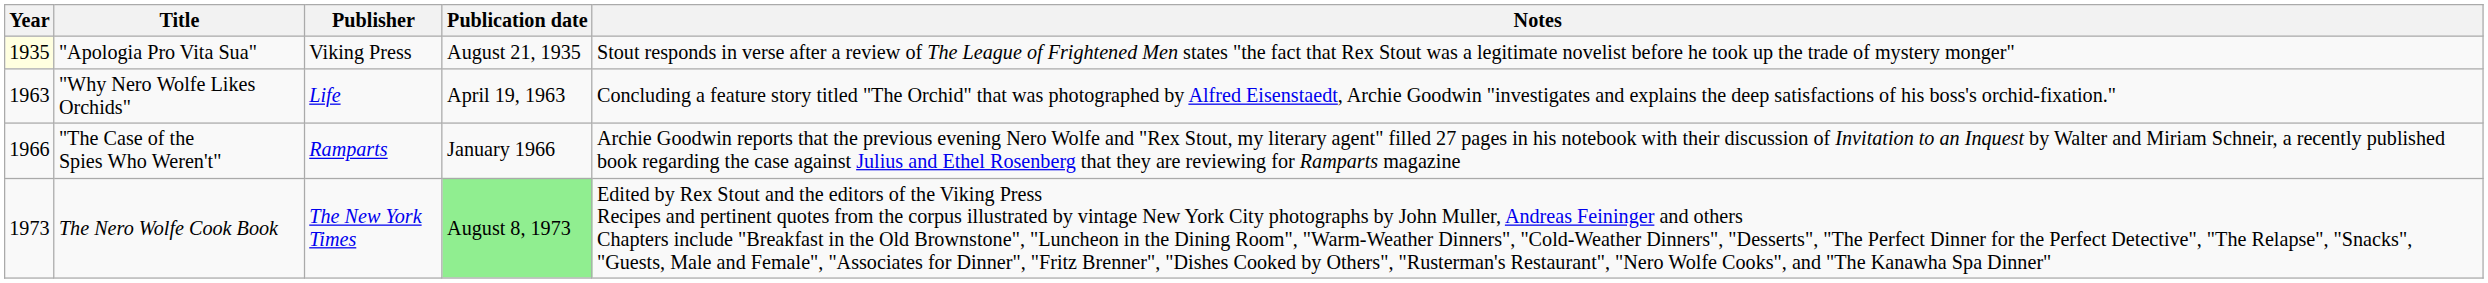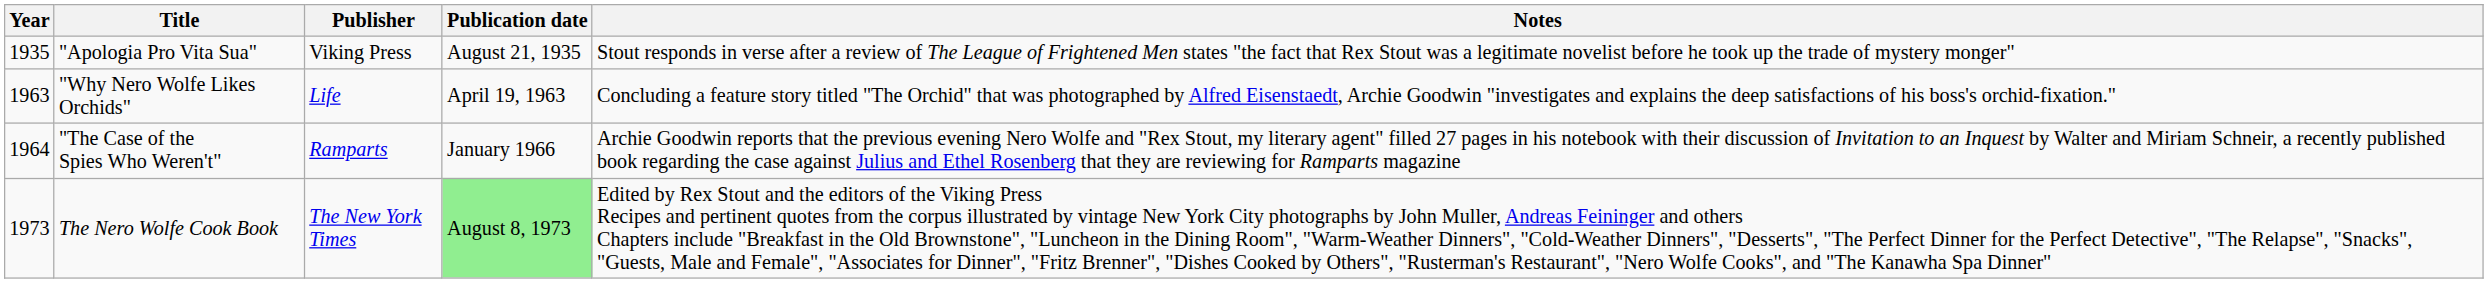(29, 52) lightyellow background -> (29, 52) no background
(29, 150) 1966 -> (29, 150) 1964
